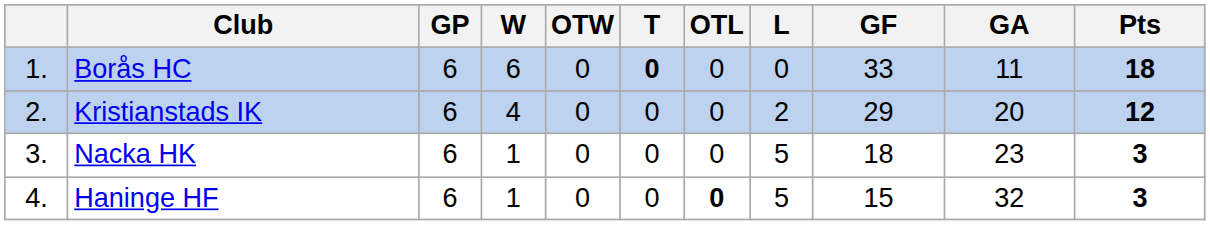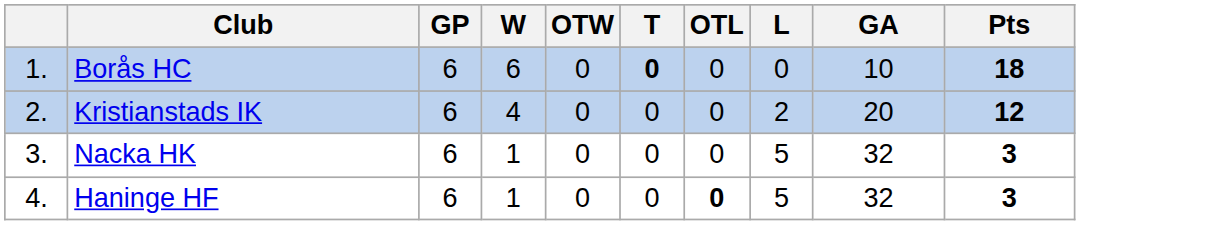- column: (879, 25)
(1009, 68) 11 -> (879, 68) 10
(1009, 154) 23 -> (879, 154) 32
